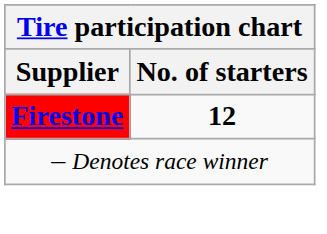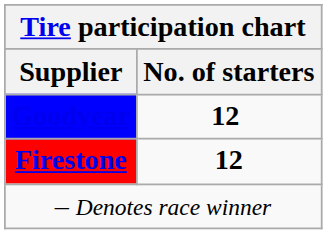+ row: (71, 116)
